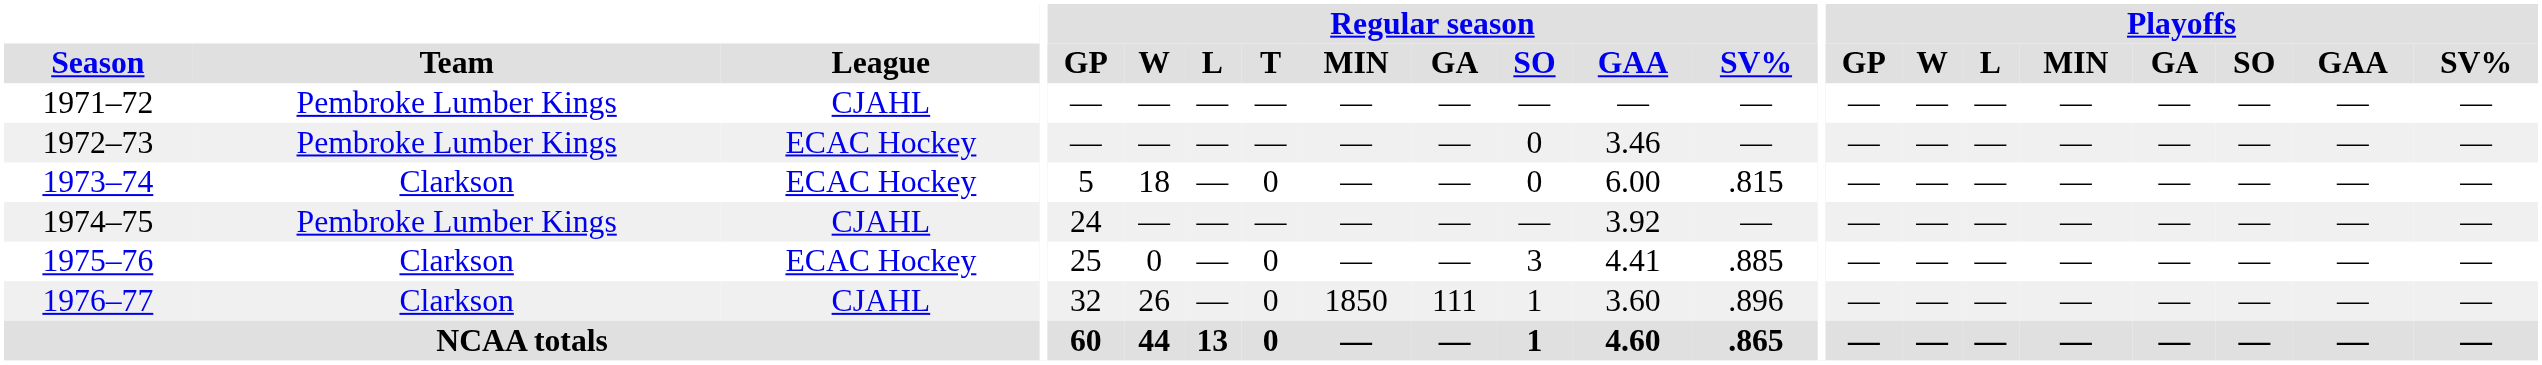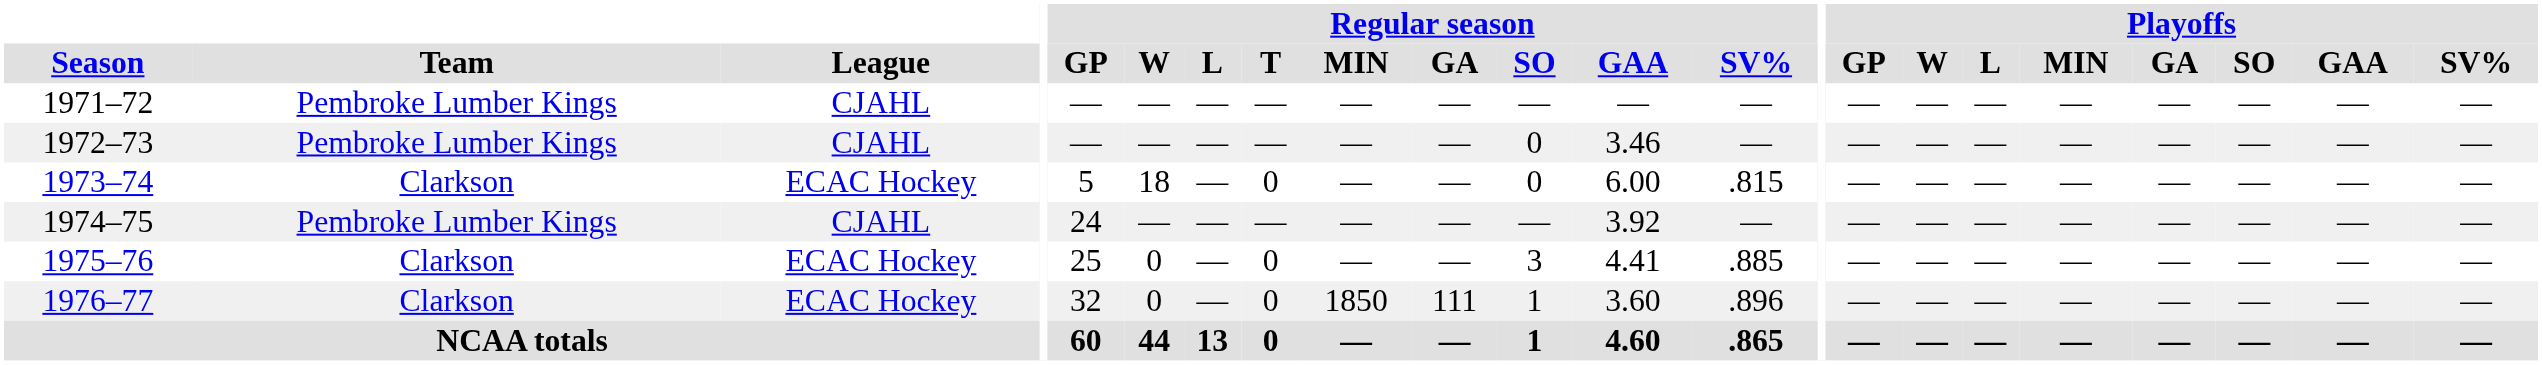(881, 142) ECAC Hockey -> (881, 142) CJAHL
(881, 300) CJAHL -> (881, 300) ECAC Hockey
(1154, 300) 26 -> (1154, 300) 0
